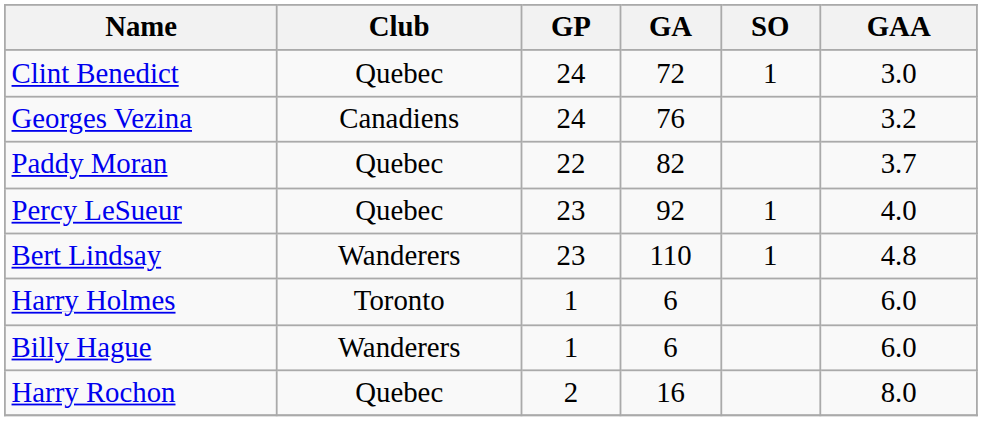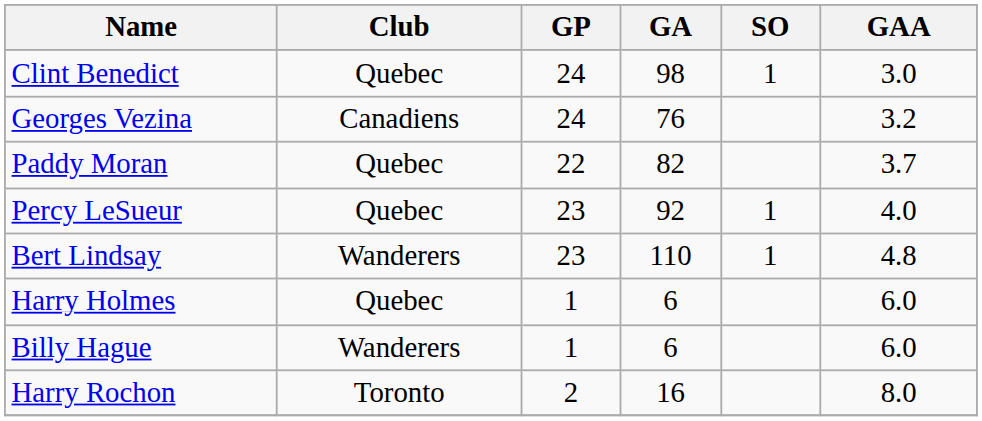(671, 73) 72 -> (671, 73) 98
(399, 301) Toronto -> (399, 301) Quebec
(399, 392) Quebec -> (399, 392) Toronto
